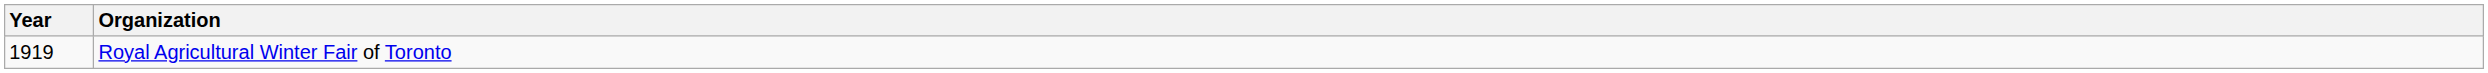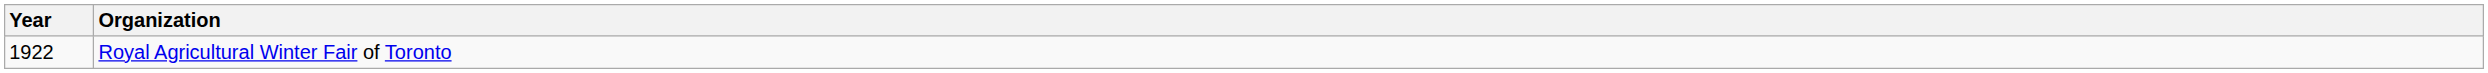(31, 52) 1919 -> (31, 52) 1922
